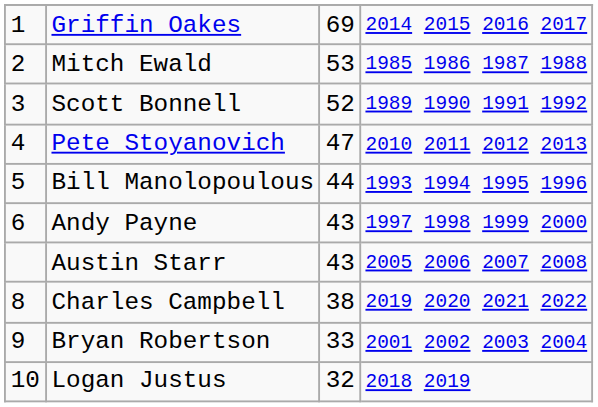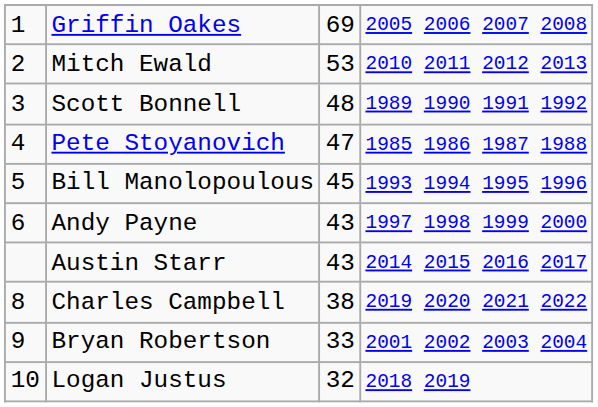(476, 25) 2014 2015 2016 2017 -> (476, 25) 2005 2006 2007 2008
(476, 64) 1985 1986 1987 1988 -> (476, 64) 2010 2011 2012 2013
(340, 104) 52 -> (340, 104) 48
(476, 144) 2010 2011 2012 2013 -> (476, 144) 1985 1986 1987 1988
(340, 183) 44 -> (340, 183) 45
(476, 262) 2005 2006 2007 2008 -> (476, 262) 2014 2015 2016 2017
